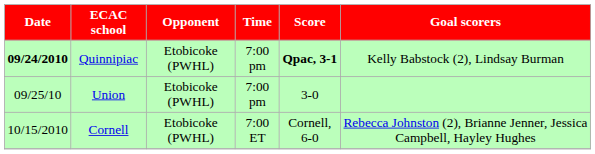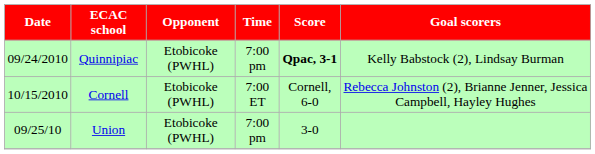(38, 58) bold -> (38, 58) normal
rows swapped: (109, 94) <-> (109, 130)
